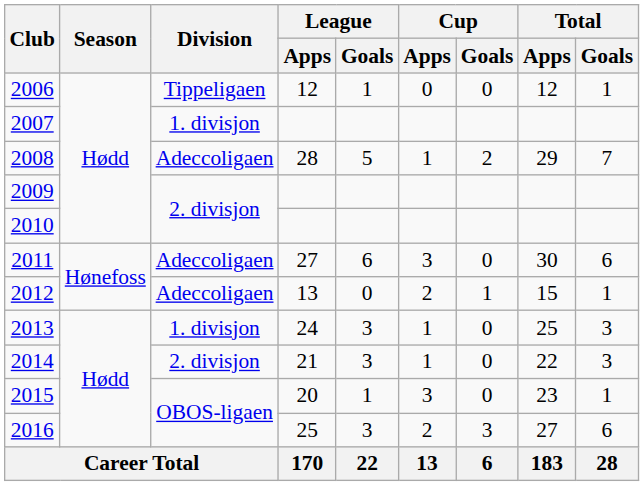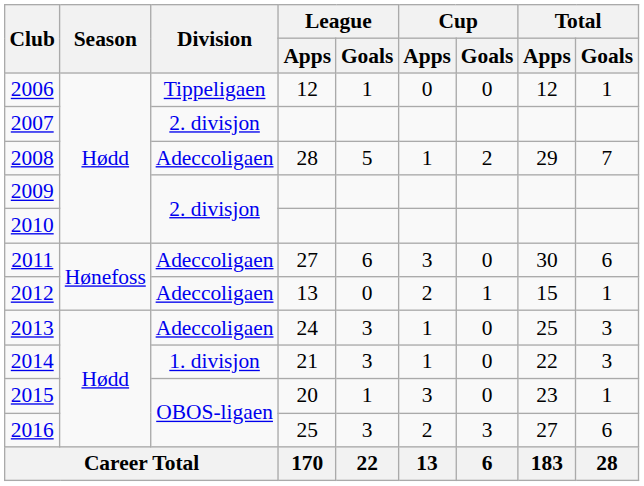(215, 123) 1. divisjon -> (215, 123) 2. divisjon
(215, 327) 1. divisjon -> (215, 327) Adeccoligaen
(215, 361) 2. divisjon -> (215, 361) 1. divisjon
